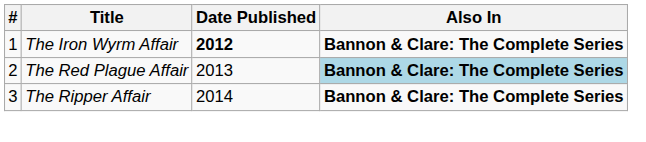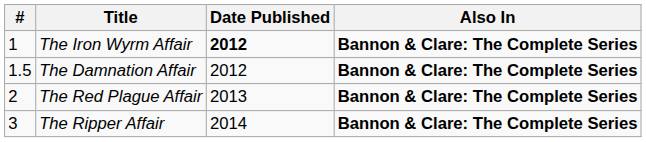+ row: (117, 70)
(474, 70) lightblue background -> (488, 96) no background
